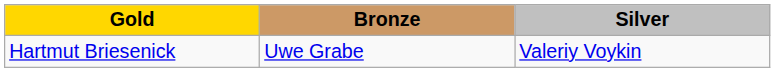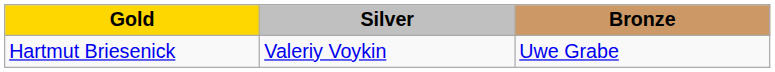columns swapped: (642, 20) <-> (387, 20)
